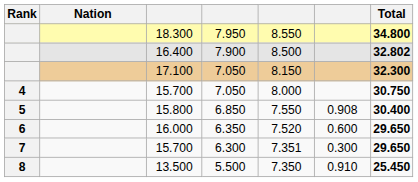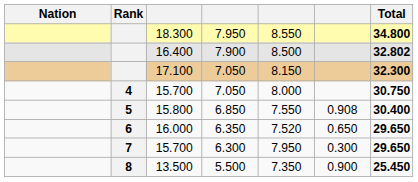columns swapped: (22, 14) <-> (93, 14)
(342, 129) 0.600 -> (342, 129) 0.650
(286, 148) 7.351 -> (286, 148) 7.950
(342, 167) 0.910 -> (342, 167) 0.900
